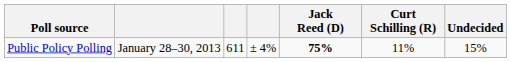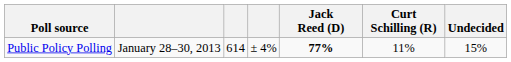(235, 47) 611 -> (236, 47) 614
(320, 47) 75% -> (321, 47) 77%
